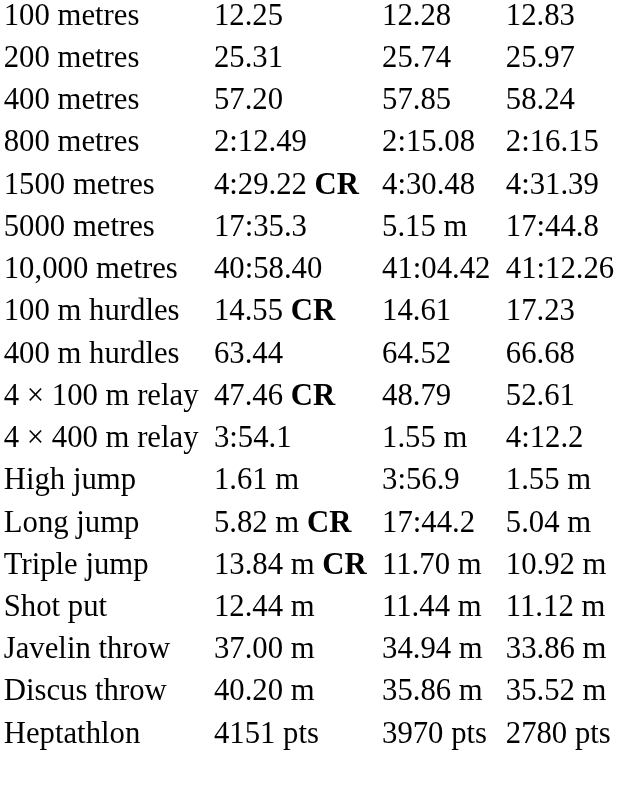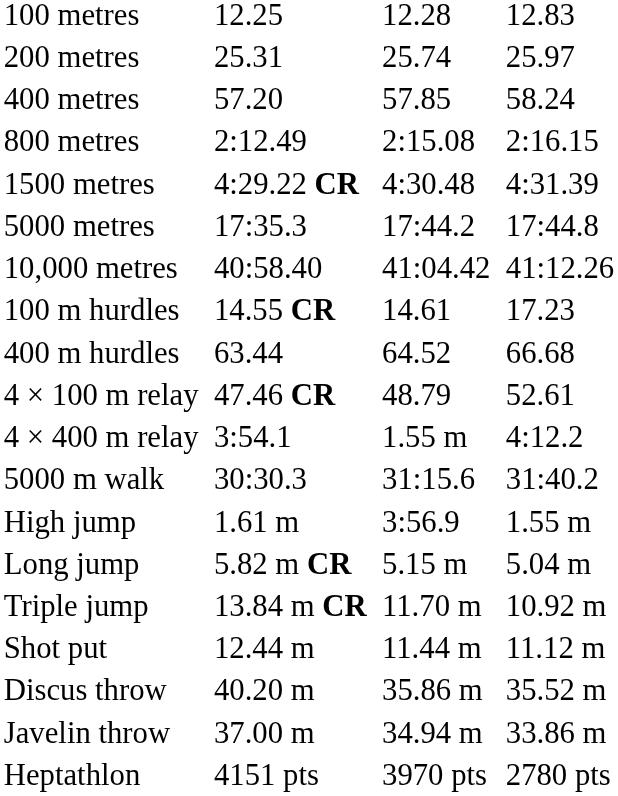(425, 225) 5.15 m -> (429, 225) 17:44.2
+ row: (84, 479)
(429, 521) 17:44.2 -> (425, 563) 5.15 m
rows swapped: (85, 690) <-> (87, 648)
